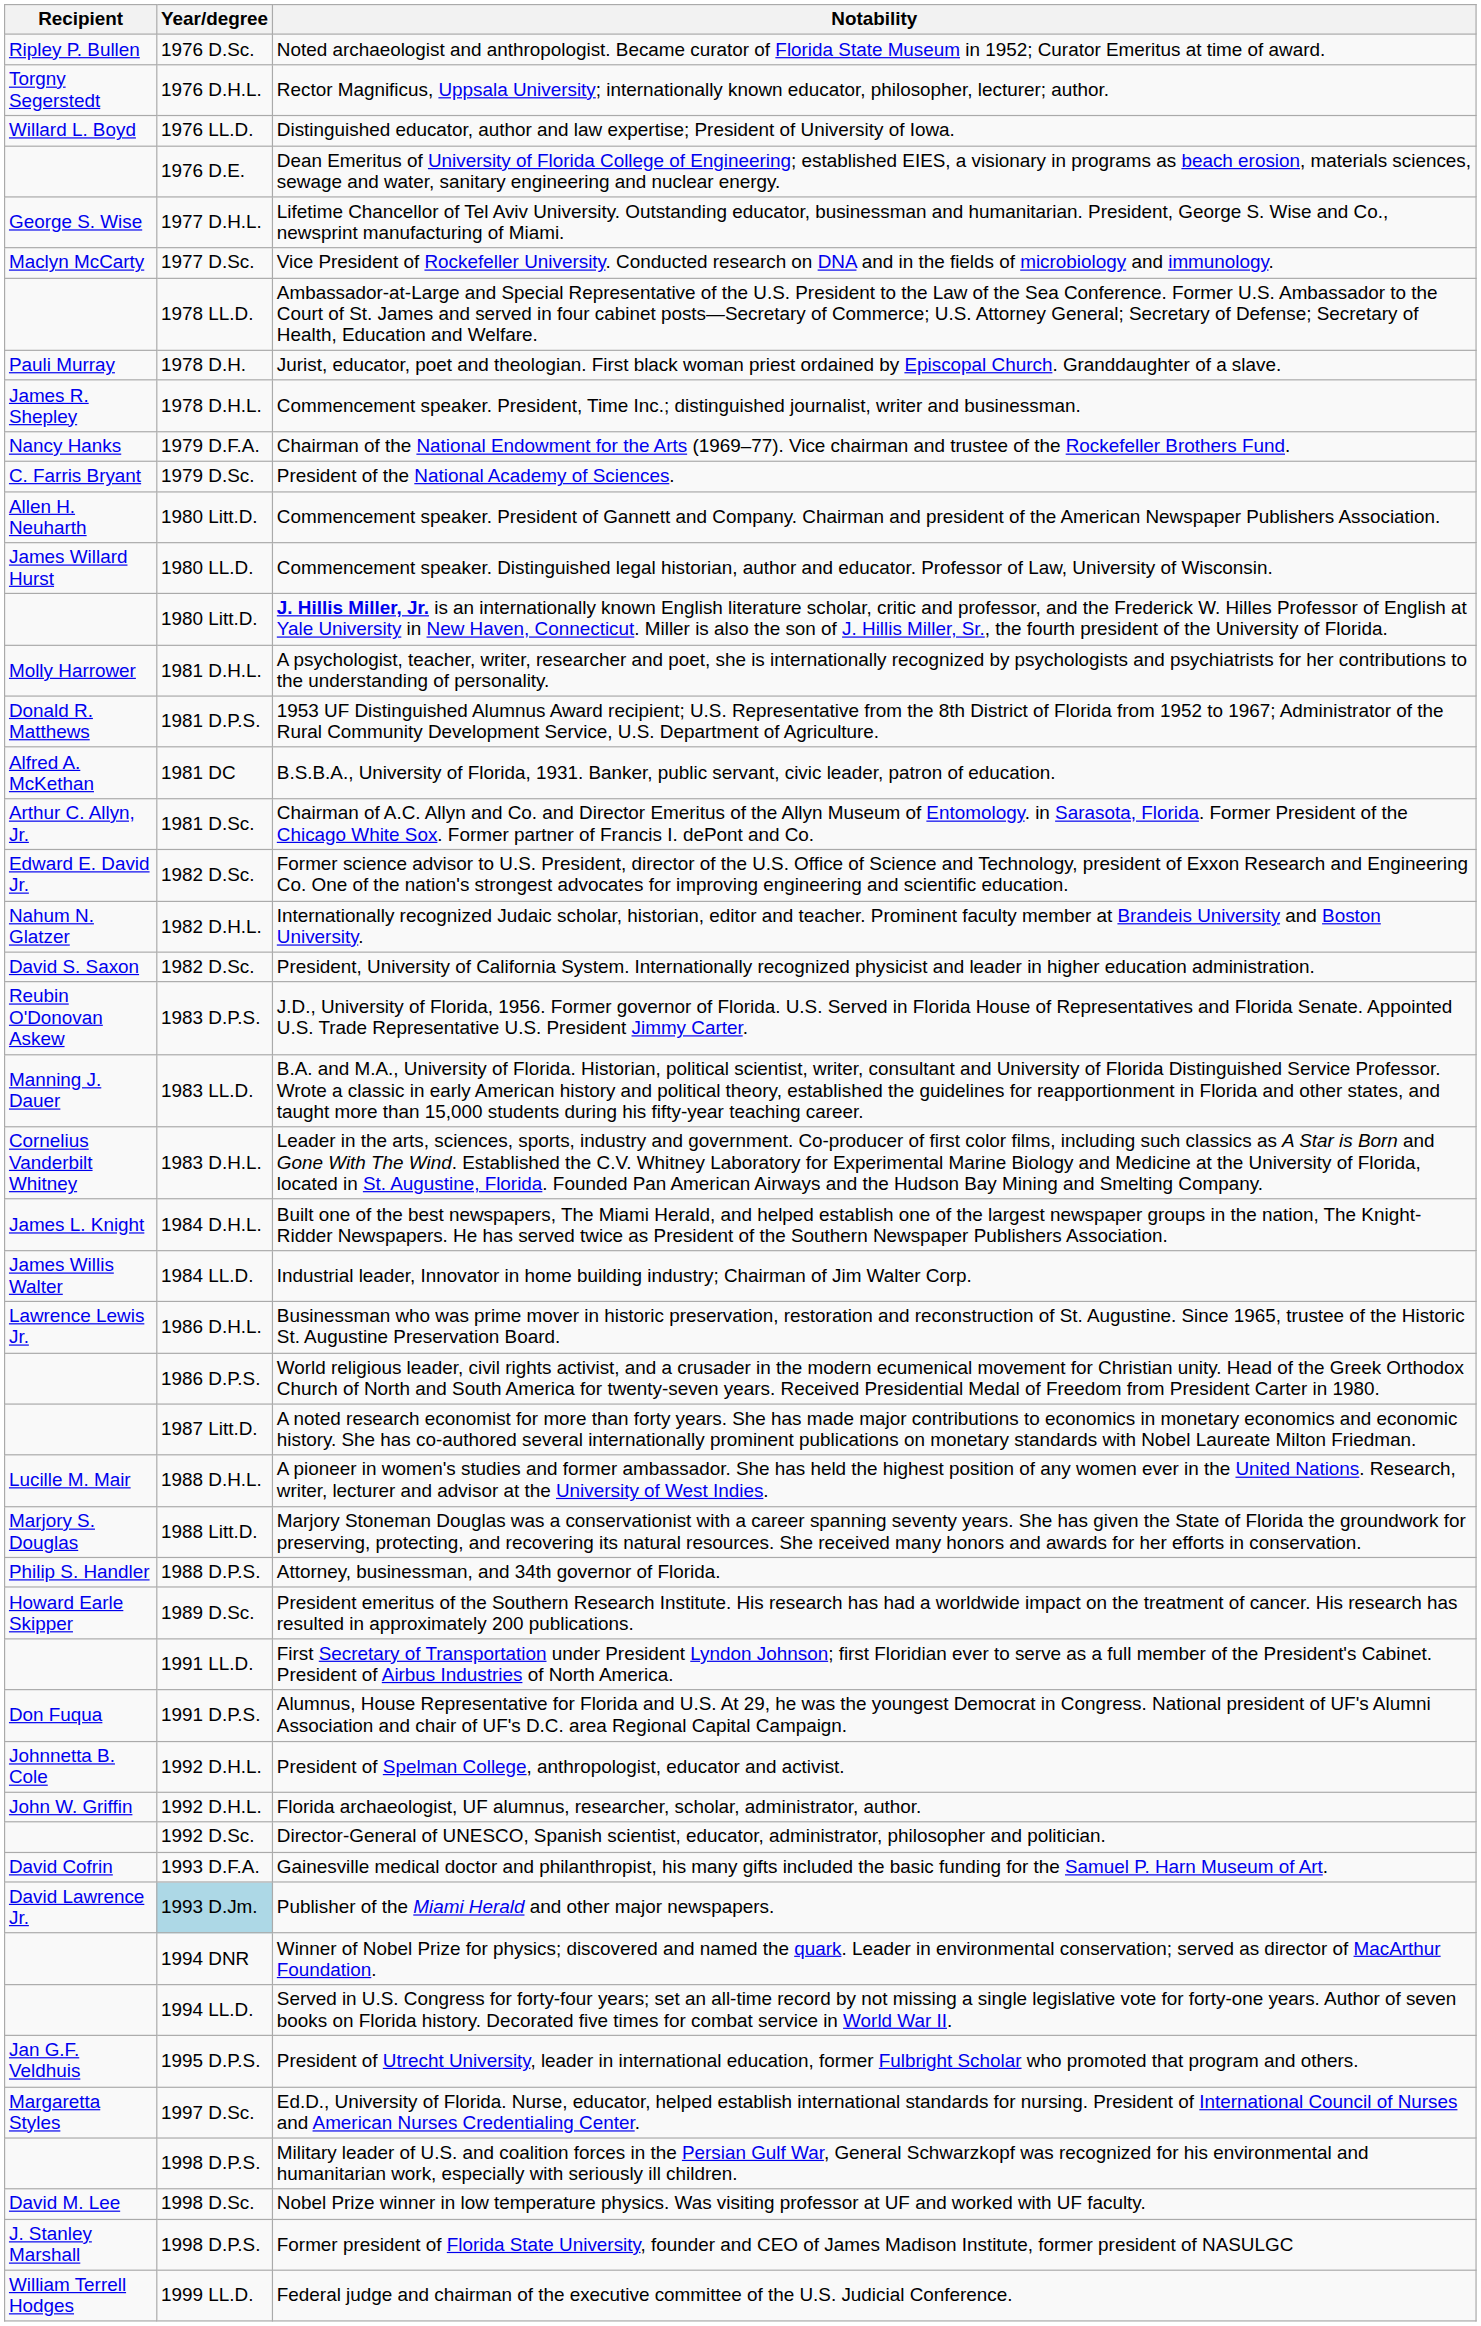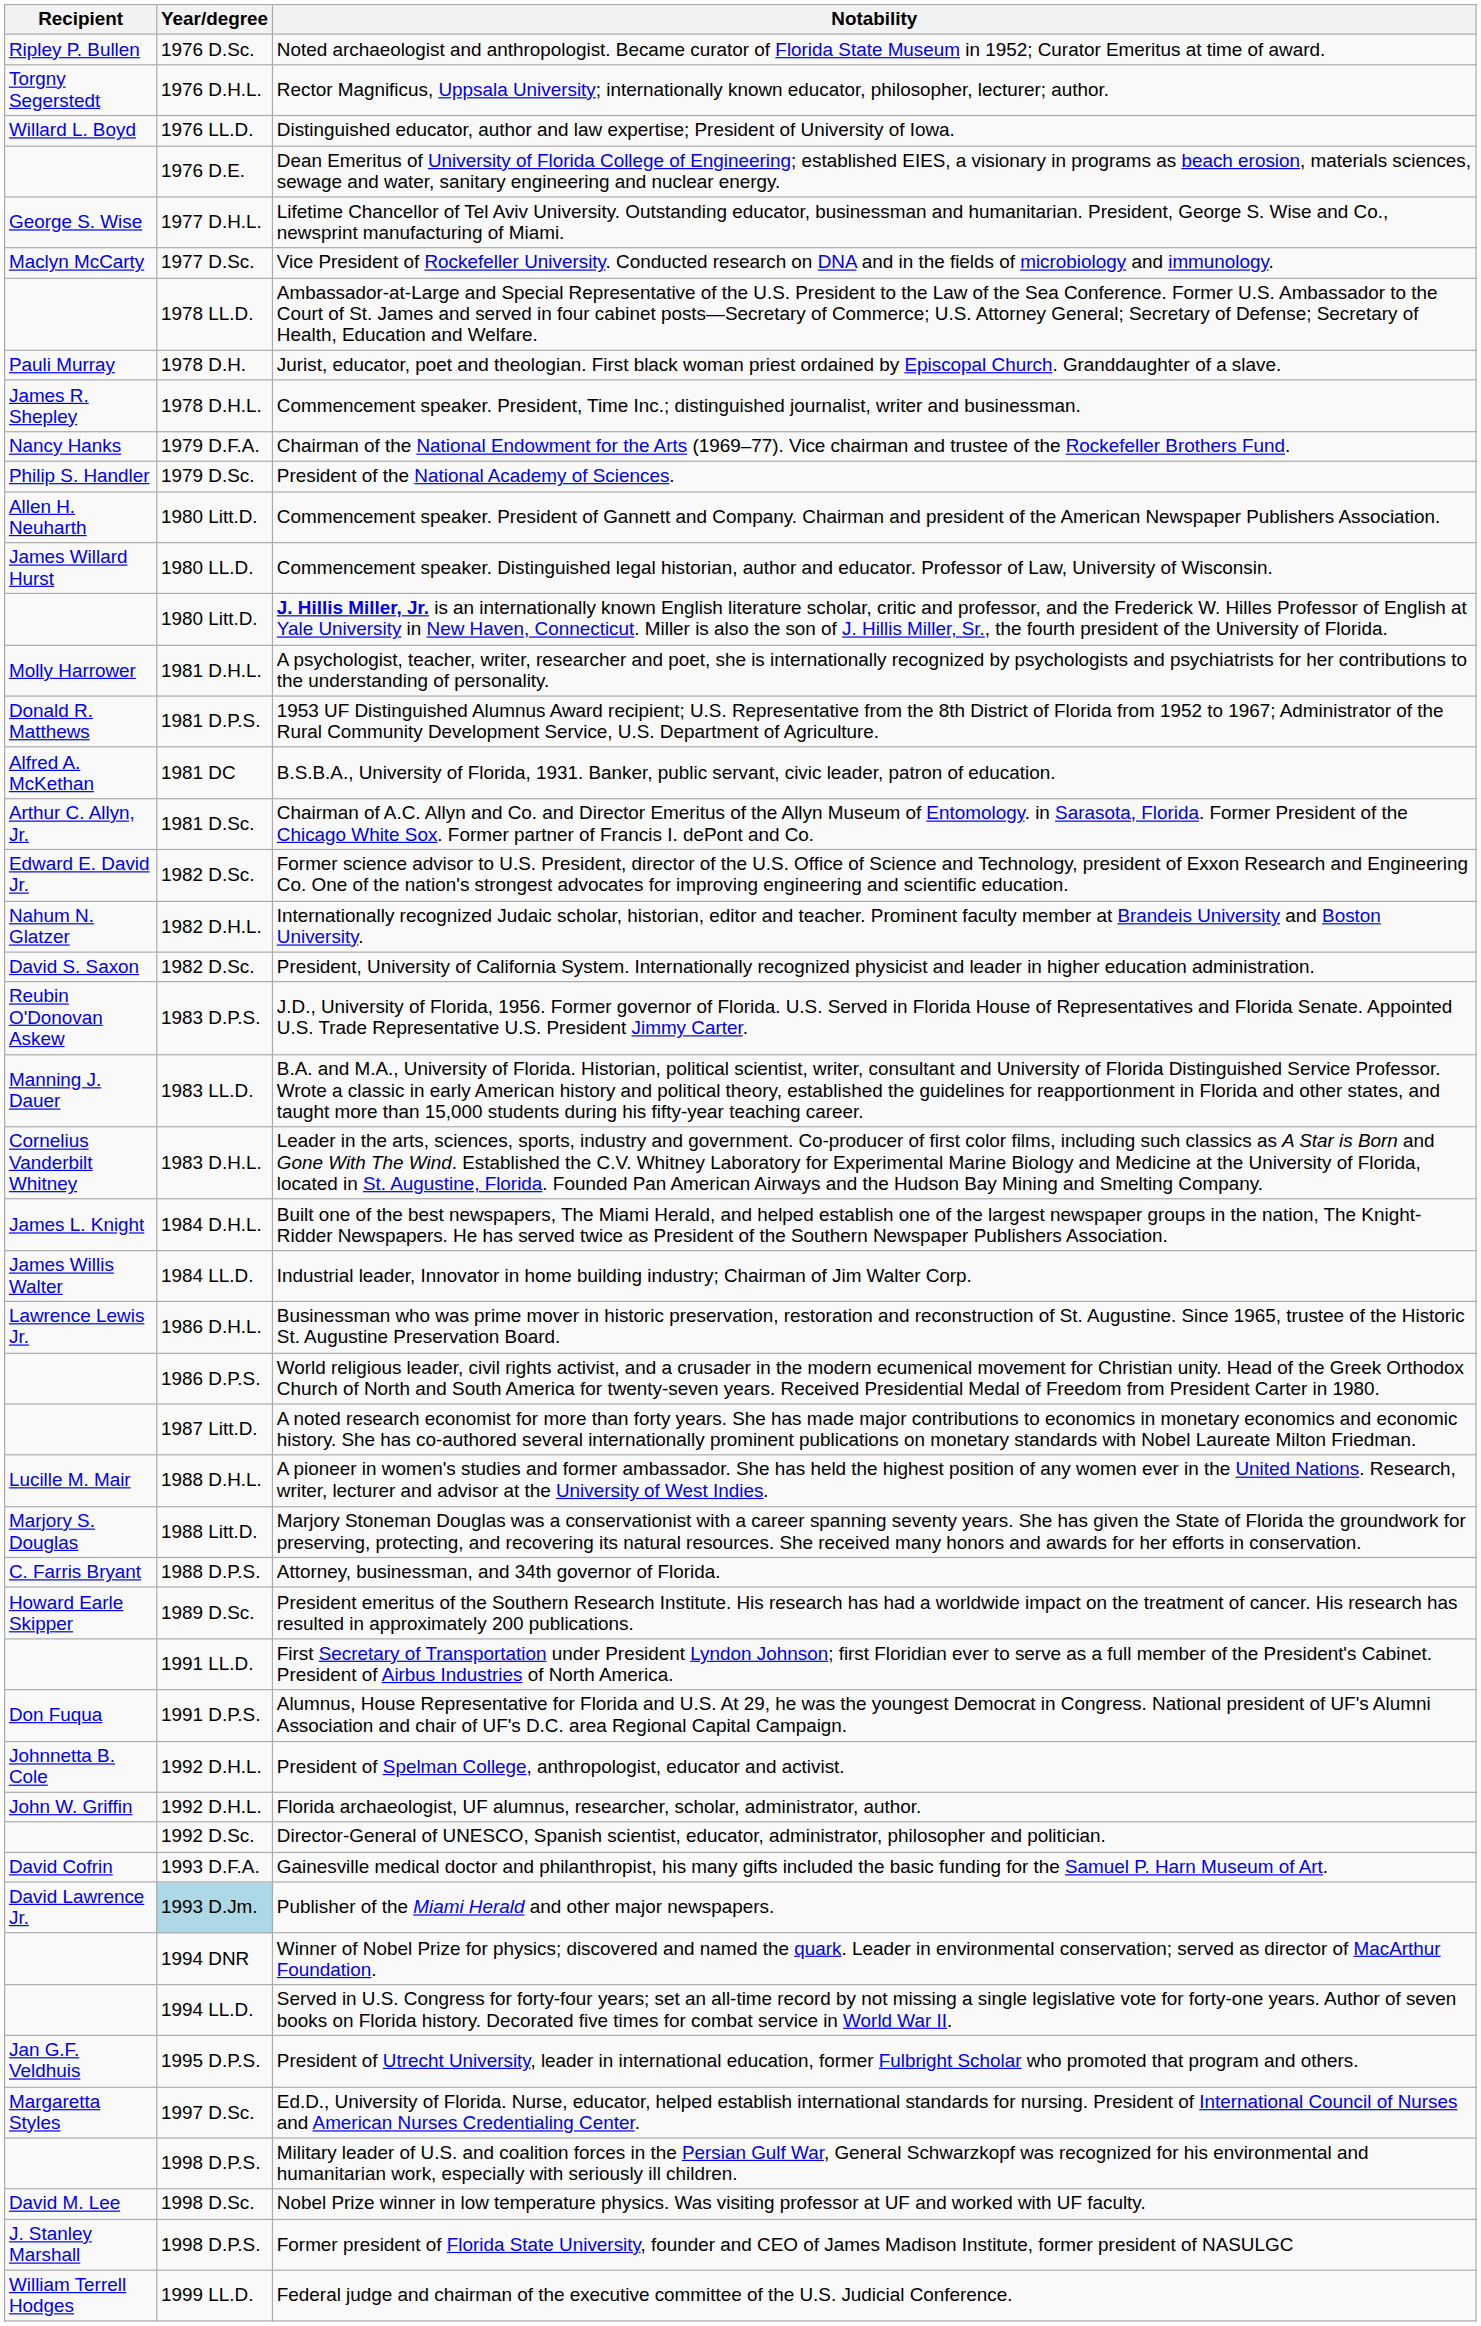(75, 476) C. Farris Bryant -> (79, 476) Philip S. Handler
(79, 1572) Philip S. Handler -> (75, 1572) C. Farris Bryant
